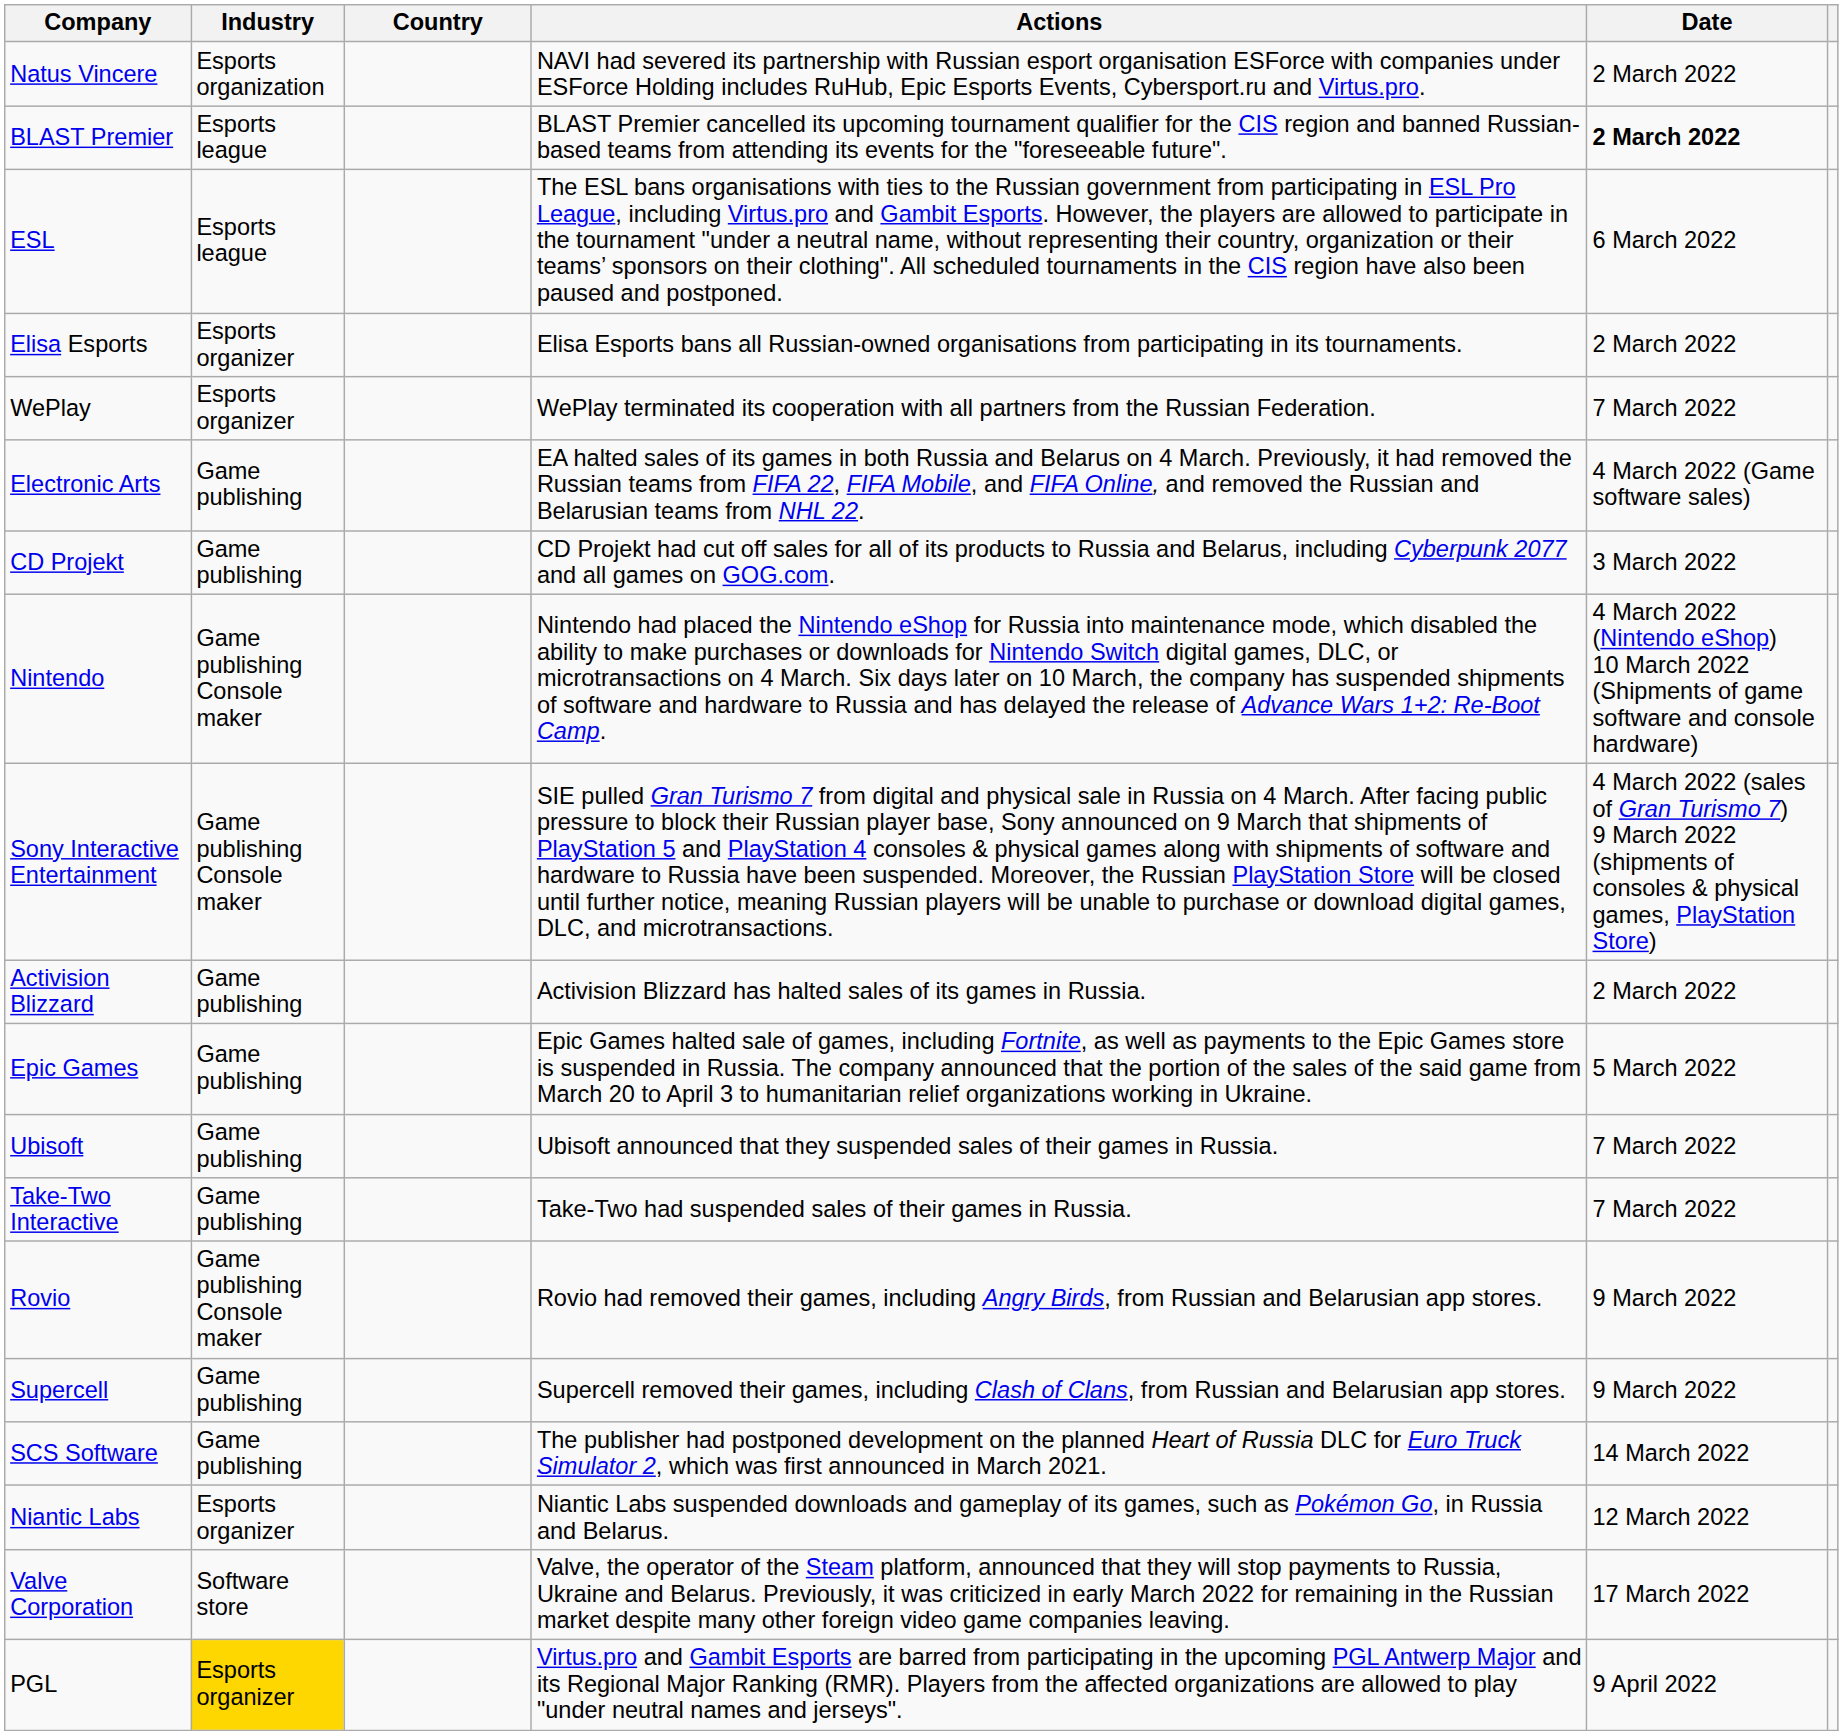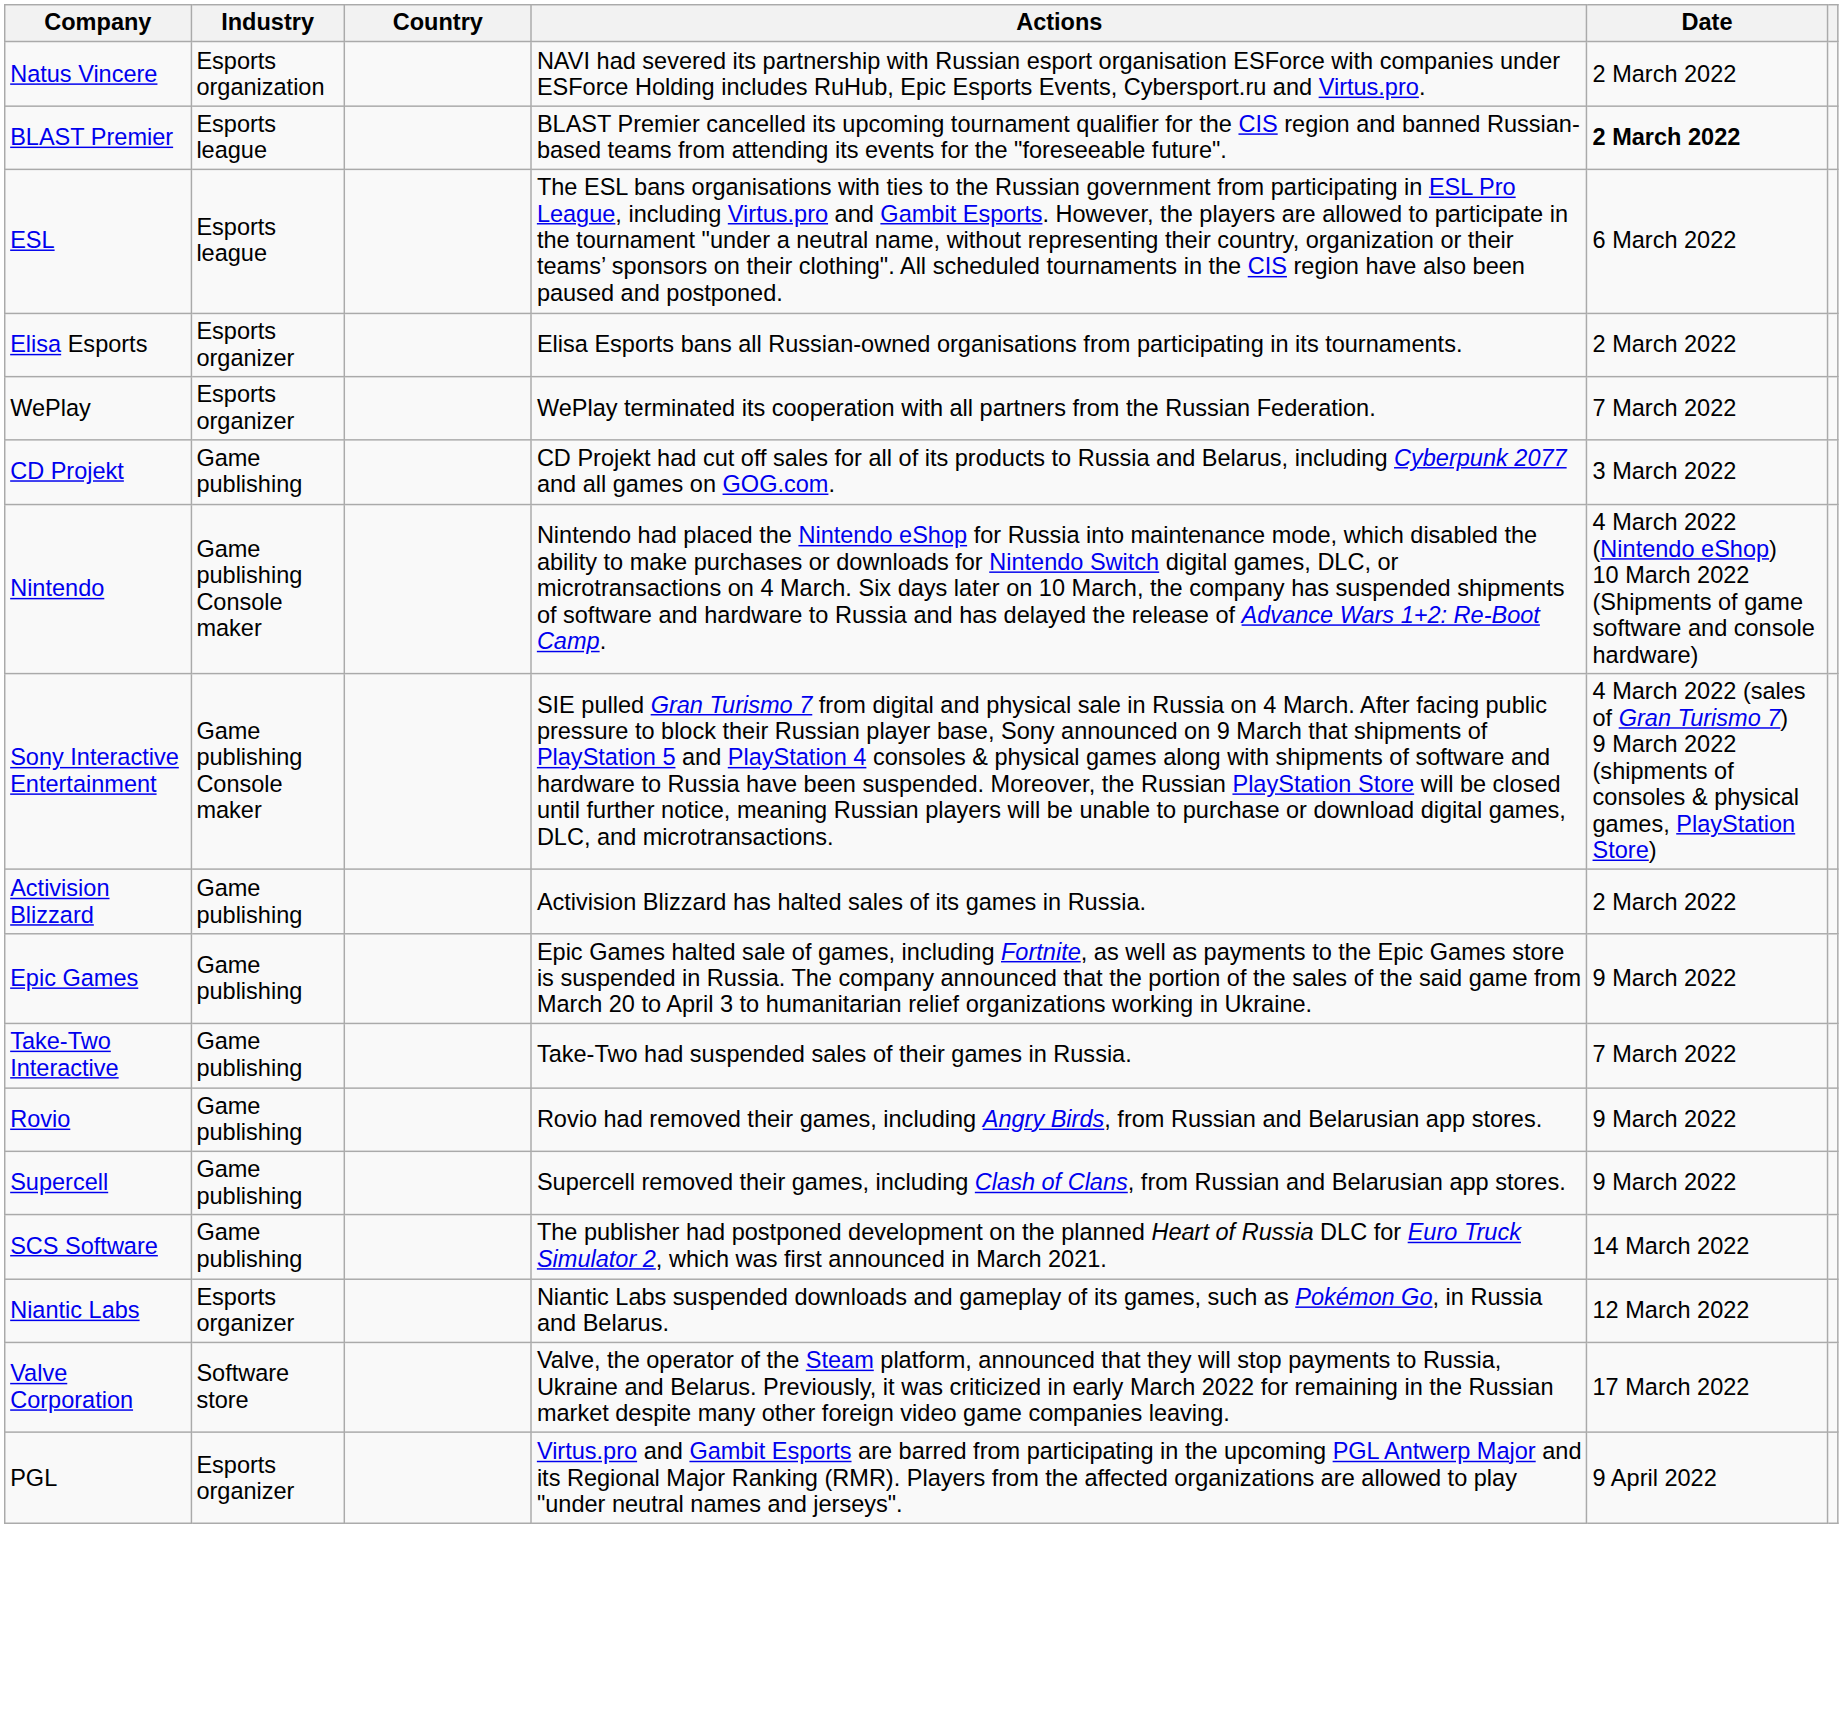- row: (85, 485)
(1664, 1068) 5 March 2022 -> (1664, 978) 9 March 2022
- row: (47, 1145)
(249, 1299) Game publishing Console maker -> (249, 1119) Game publishing
(245, 1684) gold background -> (245, 1477) no background
